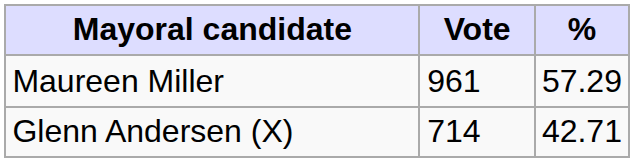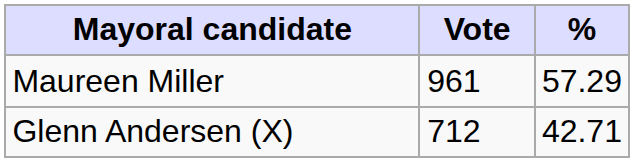(454, 131) 714 -> (454, 131) 712
